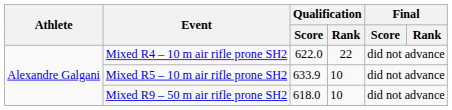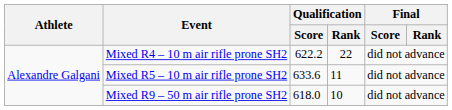(309, 55) 622.0 -> (309, 55) 622.2
(307, 75) 633.9 -> (307, 75) 633.6
(336, 75) 10 -> (336, 75) 11
